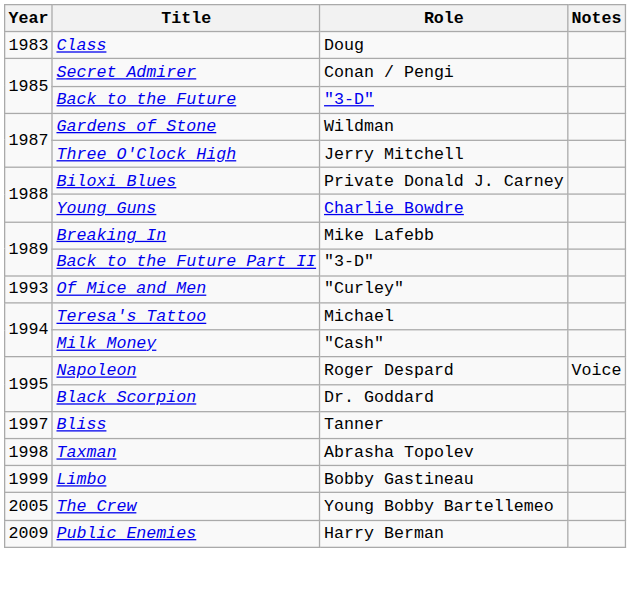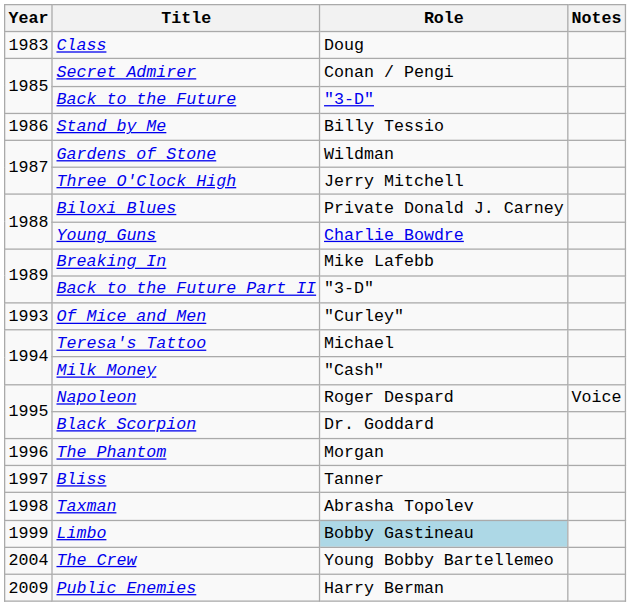+ row: (111, 127)
+ row: (111, 452)
(399, 479) no background -> (399, 533) lightblue background
(29, 506) 2005 -> (29, 561) 2004
